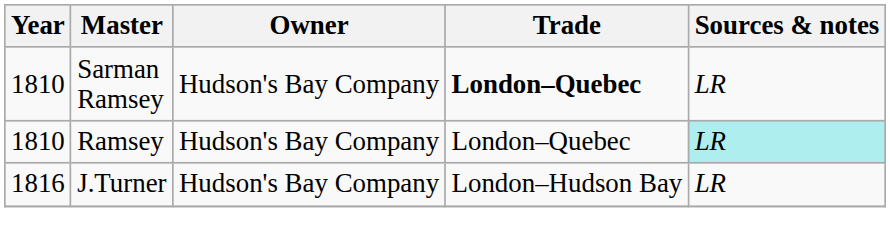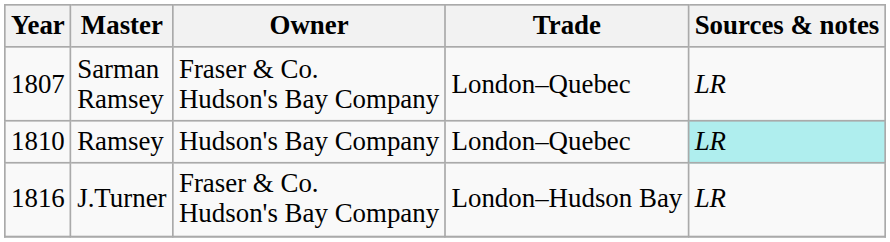(38, 83) 1810 -> (38, 83) 1807
(309, 83) Hudson's Bay Company -> (309, 83) Fraser & Co. Hudson's Bay Company
(546, 83) bold -> (541, 83) normal
(309, 183) Hudson's Bay Company -> (309, 199) Fraser & Co. Hudson's Bay Company
